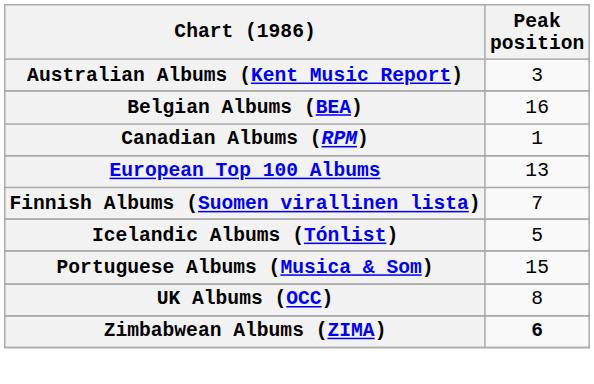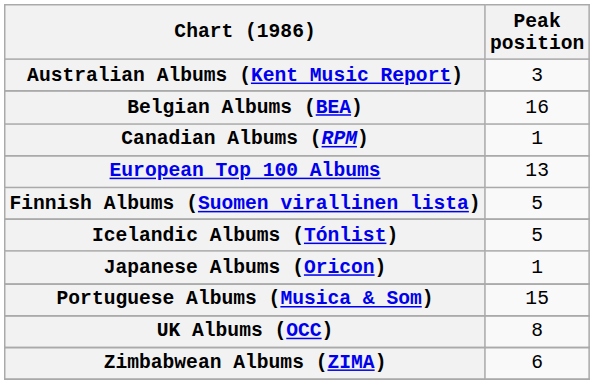(537, 203) 7 -> (537, 203) 5
+ row: (245, 267)
(537, 331) bold -> (537, 363) normal
